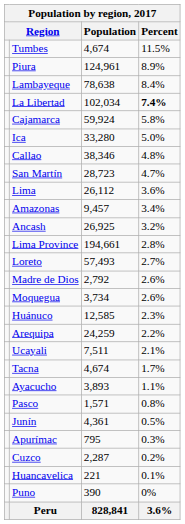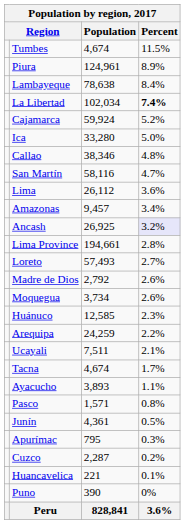(153, 119) 5.8% -> (153, 119) 5.2%
(99, 173) 28,723 -> (99, 173) 58,116
(153, 226) no background -> (153, 226) lavender background
